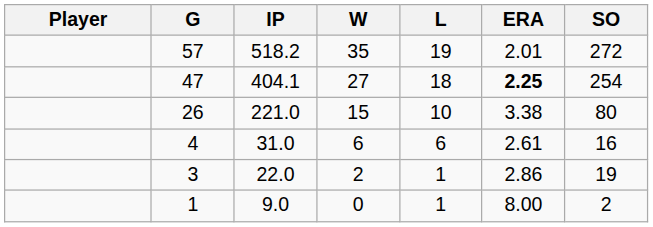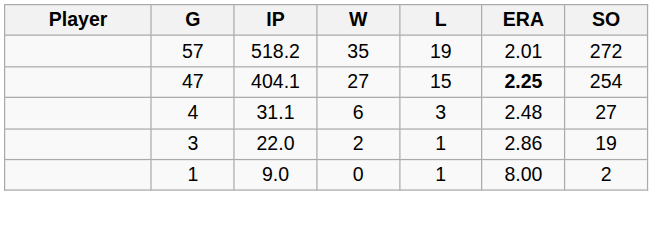(441, 81) 18 -> (441, 81) 15
- row: (193, 112)
(275, 143) 31.0 -> (275, 112) 31.1
(441, 143) 6 -> (441, 112) 3
(523, 143) 2.61 -> (523, 112) 2.48
(606, 143) 16 -> (606, 112) 27
